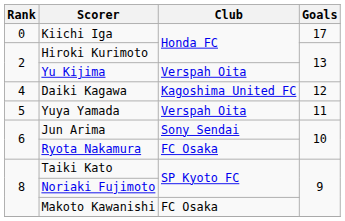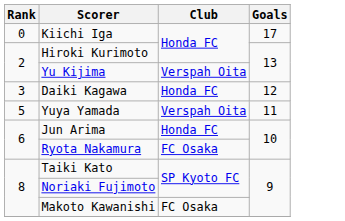(22, 91) 4 -> (22, 91) 3
(229, 91) Kagoshima United FC -> (189, 91) Honda FC
(200, 130) Sony Sendai -> (189, 130) Honda FC
